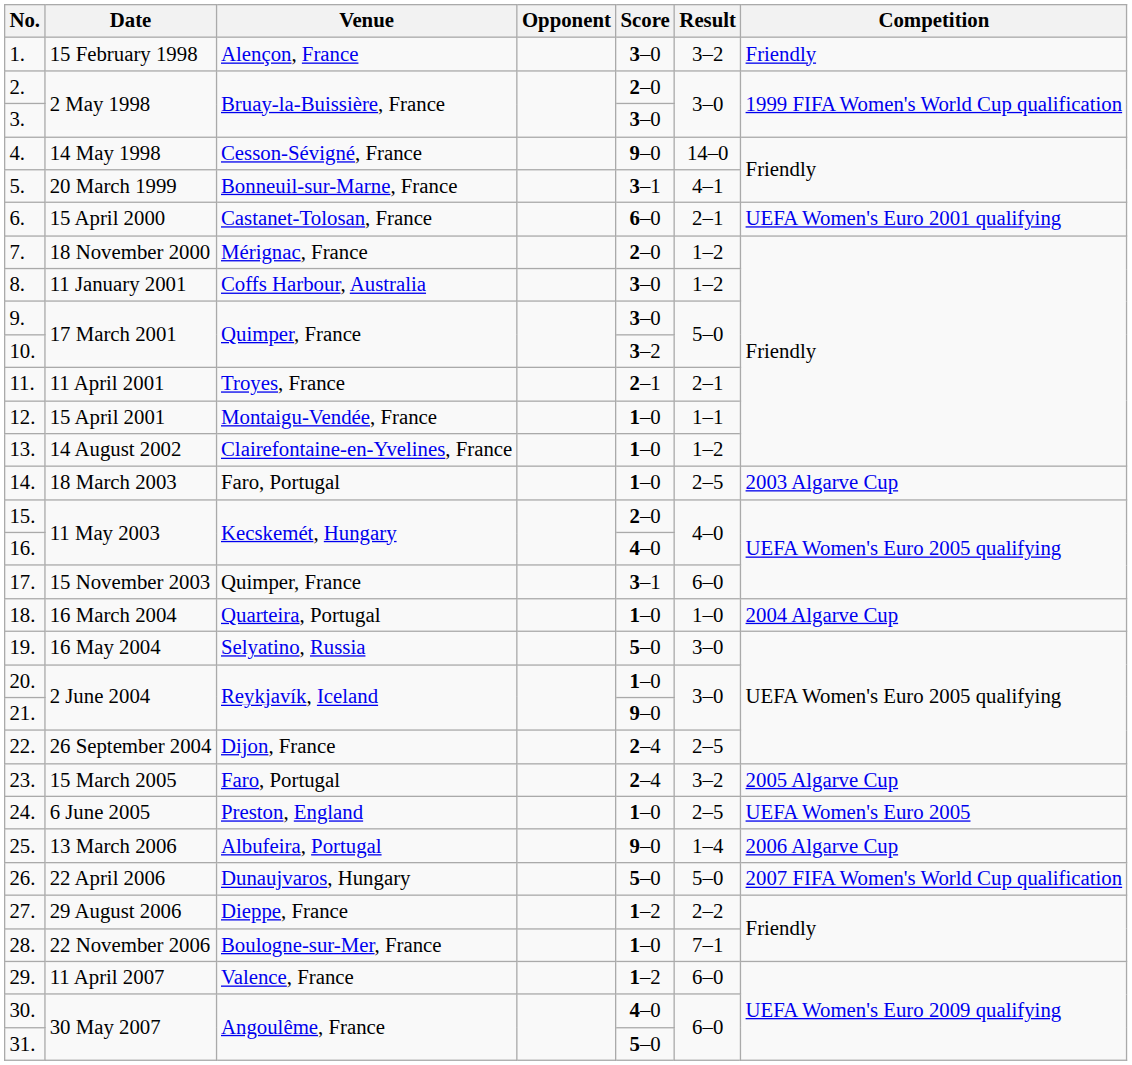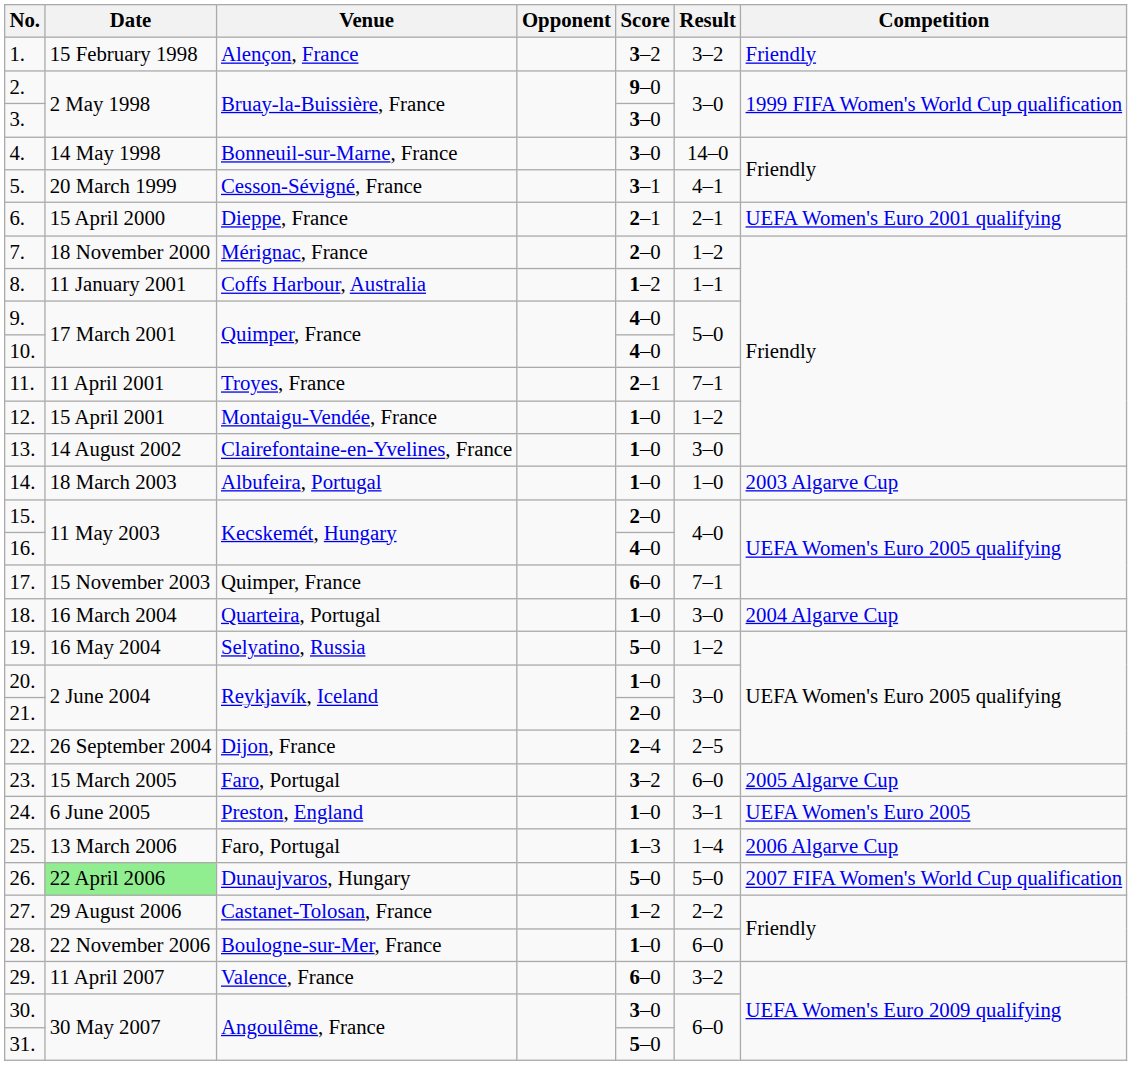(645, 53) 3–0 -> (645, 53) 3–2
(645, 86) 2–0 -> (645, 86) 9–0
(322, 152) Cesson-Sévigné, France -> (339, 152) Bonneuil-sur-Marne, France
(645, 152) 9–0 -> (645, 152) 3–0
(339, 185) Bonneuil-sur-Marne, France -> (322, 185) Cesson-Sévigné, France
(327, 218) Castanet-Tolosan, France -> (285, 218) Dieppe, France
(645, 218) 6–0 -> (645, 218) 2–1
(645, 284) 3–0 -> (645, 284) 1–2
(708, 284) 1–2 -> (708, 284) 1–1
(645, 317) 3–0 -> (645, 317) 4–0
(645, 350) 3–2 -> (645, 350) 4–0
(708, 383) 2–1 -> (708, 383) 7–1
(708, 416) 1–1 -> (708, 416) 1–2
(708, 449) 1–2 -> (708, 449) 3–0
(281, 482) Faro, Portugal -> (301, 482) Albufeira, Portugal
(708, 482) 2–5 -> (708, 482) 1–0
(645, 581) 3–1 -> (645, 581) 6–0
(708, 581) 6–0 -> (708, 581) 7–1
(708, 614) 1–0 -> (708, 614) 3–0
(708, 647) 3–0 -> (708, 647) 1–2
(645, 713) 9–0 -> (645, 713) 2–0
(645, 779) 2–4 -> (645, 779) 3–2
(708, 779) 3–2 -> (708, 779) 6–0
(708, 812) 2–5 -> (708, 812) 3–1
(301, 845) Albufeira, Portugal -> (281, 845) Faro, Portugal
(645, 845) 9–0 -> (645, 845) 1–3
(107, 878) no background -> (107, 878) lightgreen background
(285, 911) Dieppe, France -> (327, 911) Castanet-Tolosan, France
(708, 944) 7–1 -> (708, 944) 6–0
(645, 977) 1–2 -> (645, 977) 6–0
(708, 977) 6–0 -> (708, 977) 3–2
(645, 1010) 4–0 -> (645, 1010) 3–0
